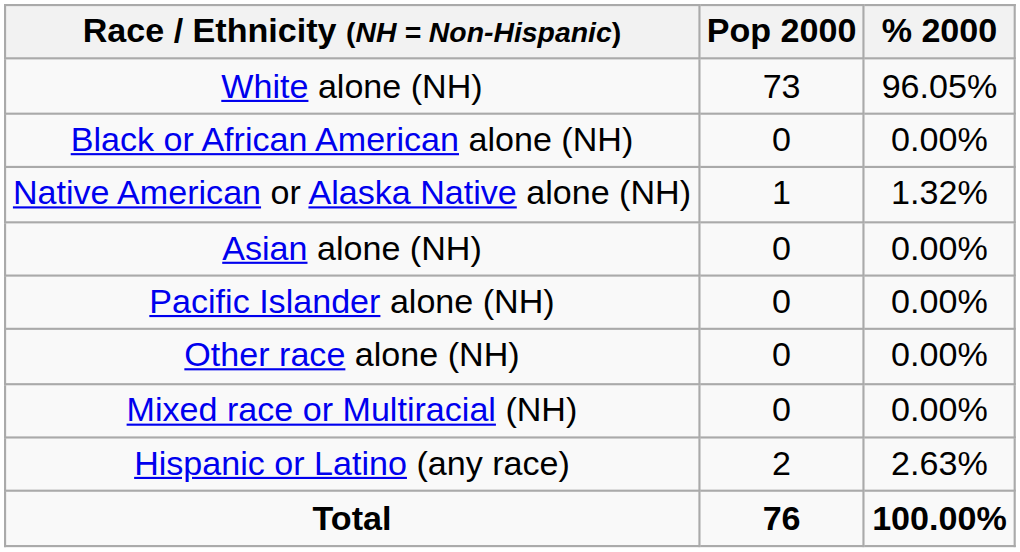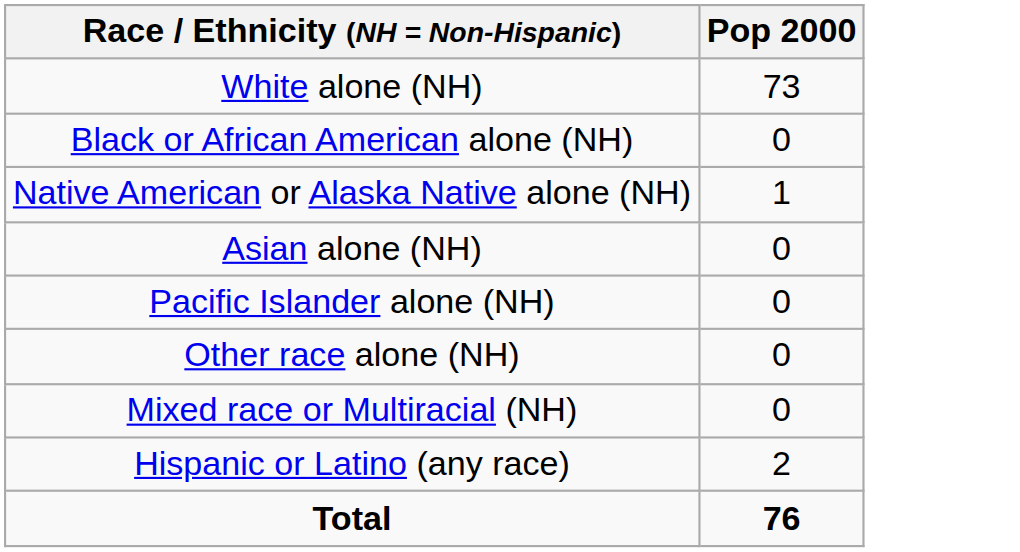- column: (939, 31)
